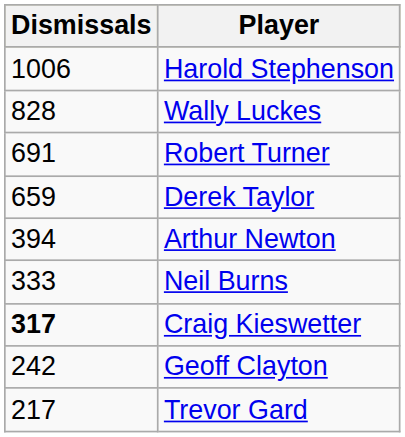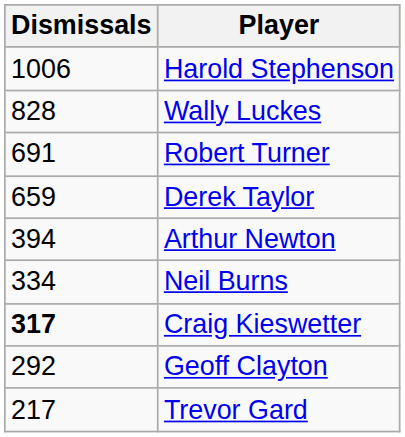(33, 281) 333 -> (33, 281) 334
(33, 366) 242 -> (33, 366) 292
